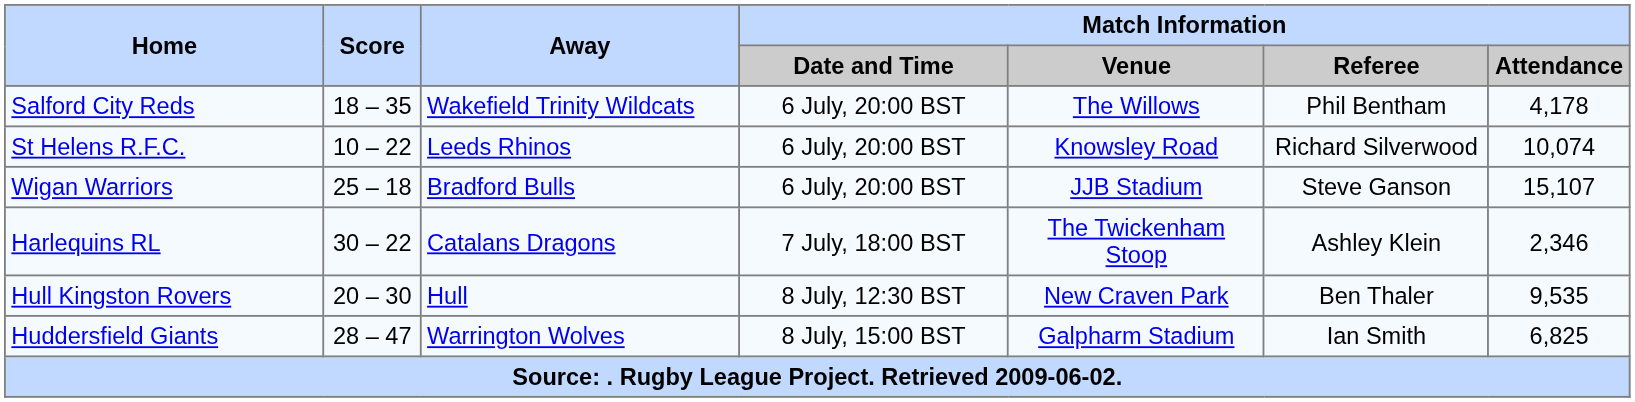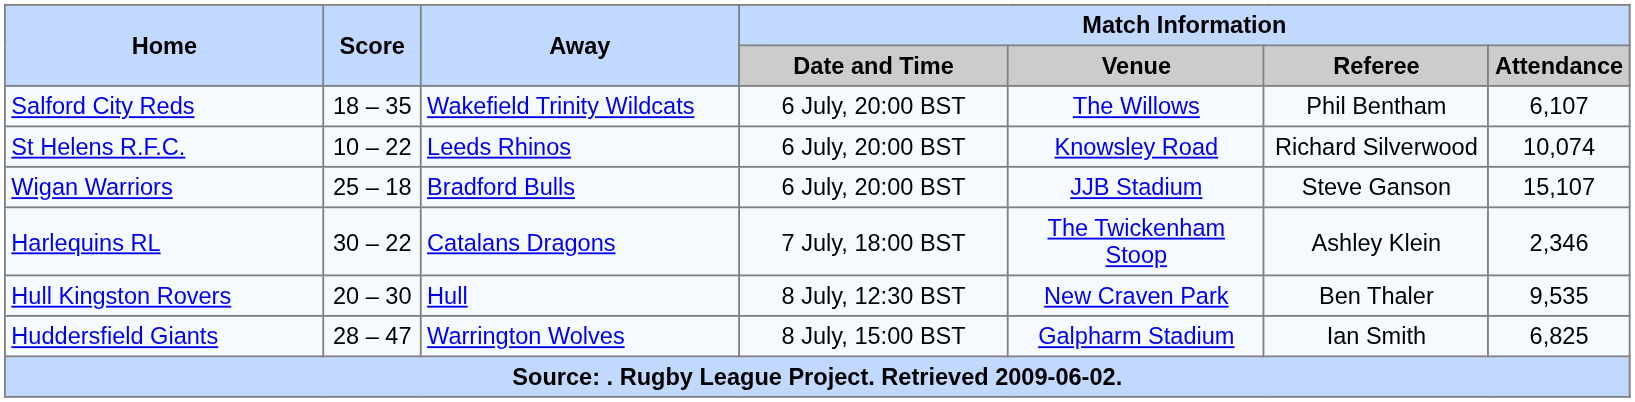(1559, 106) 4,178 -> (1559, 106) 6,107
